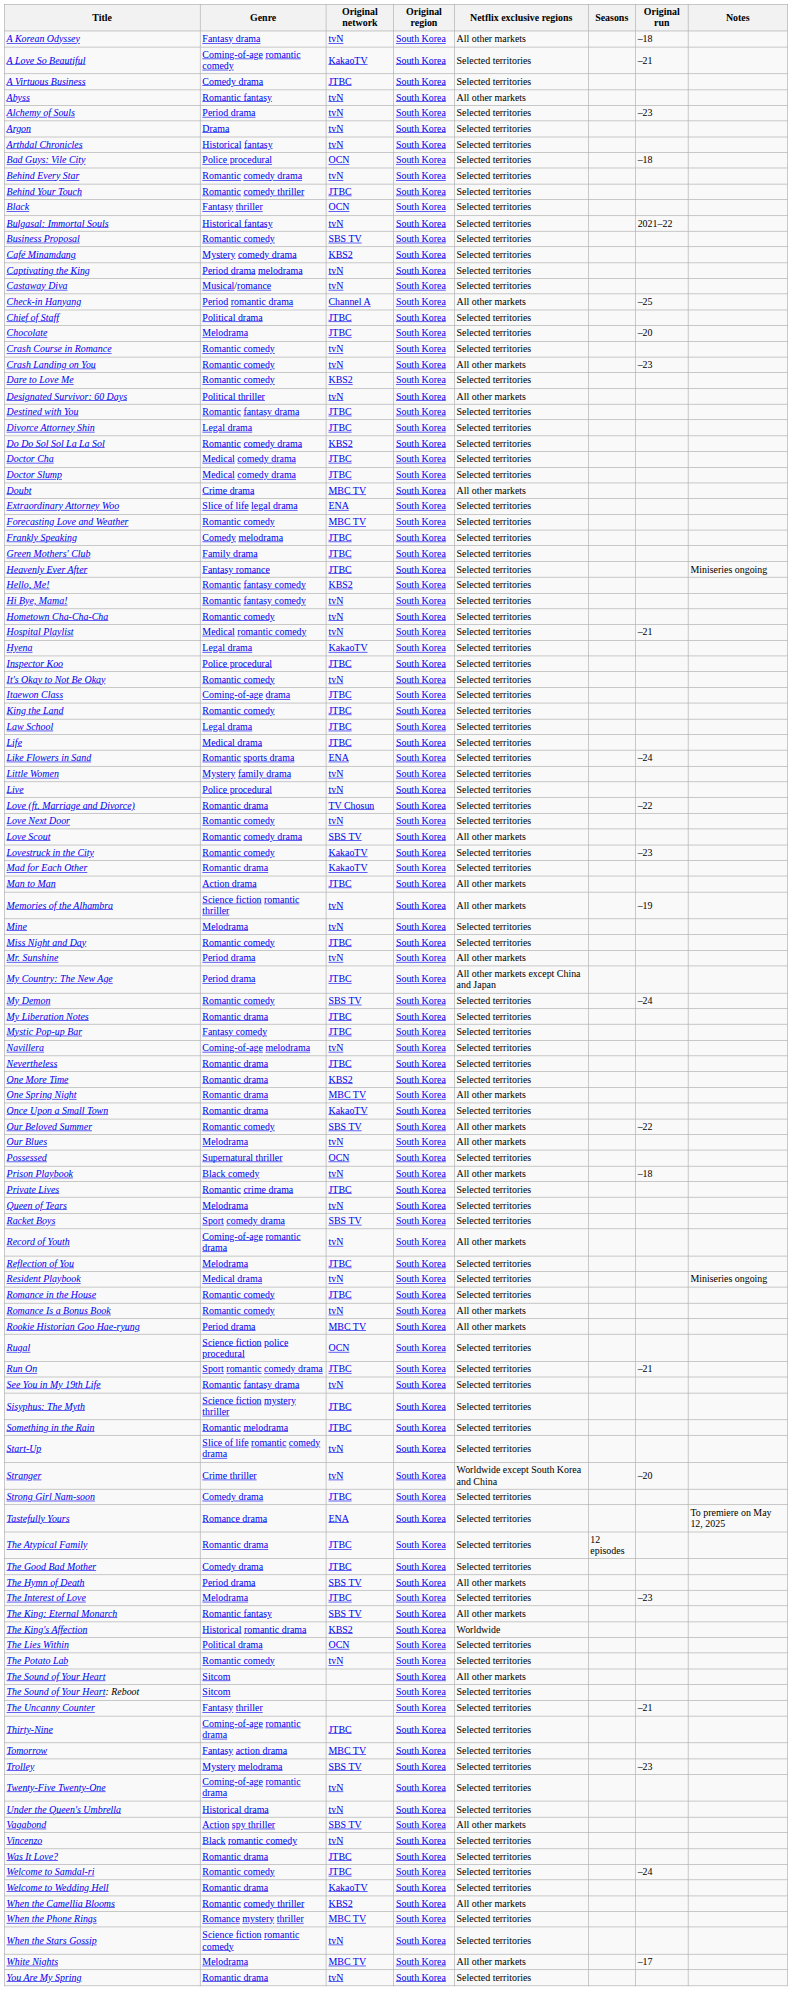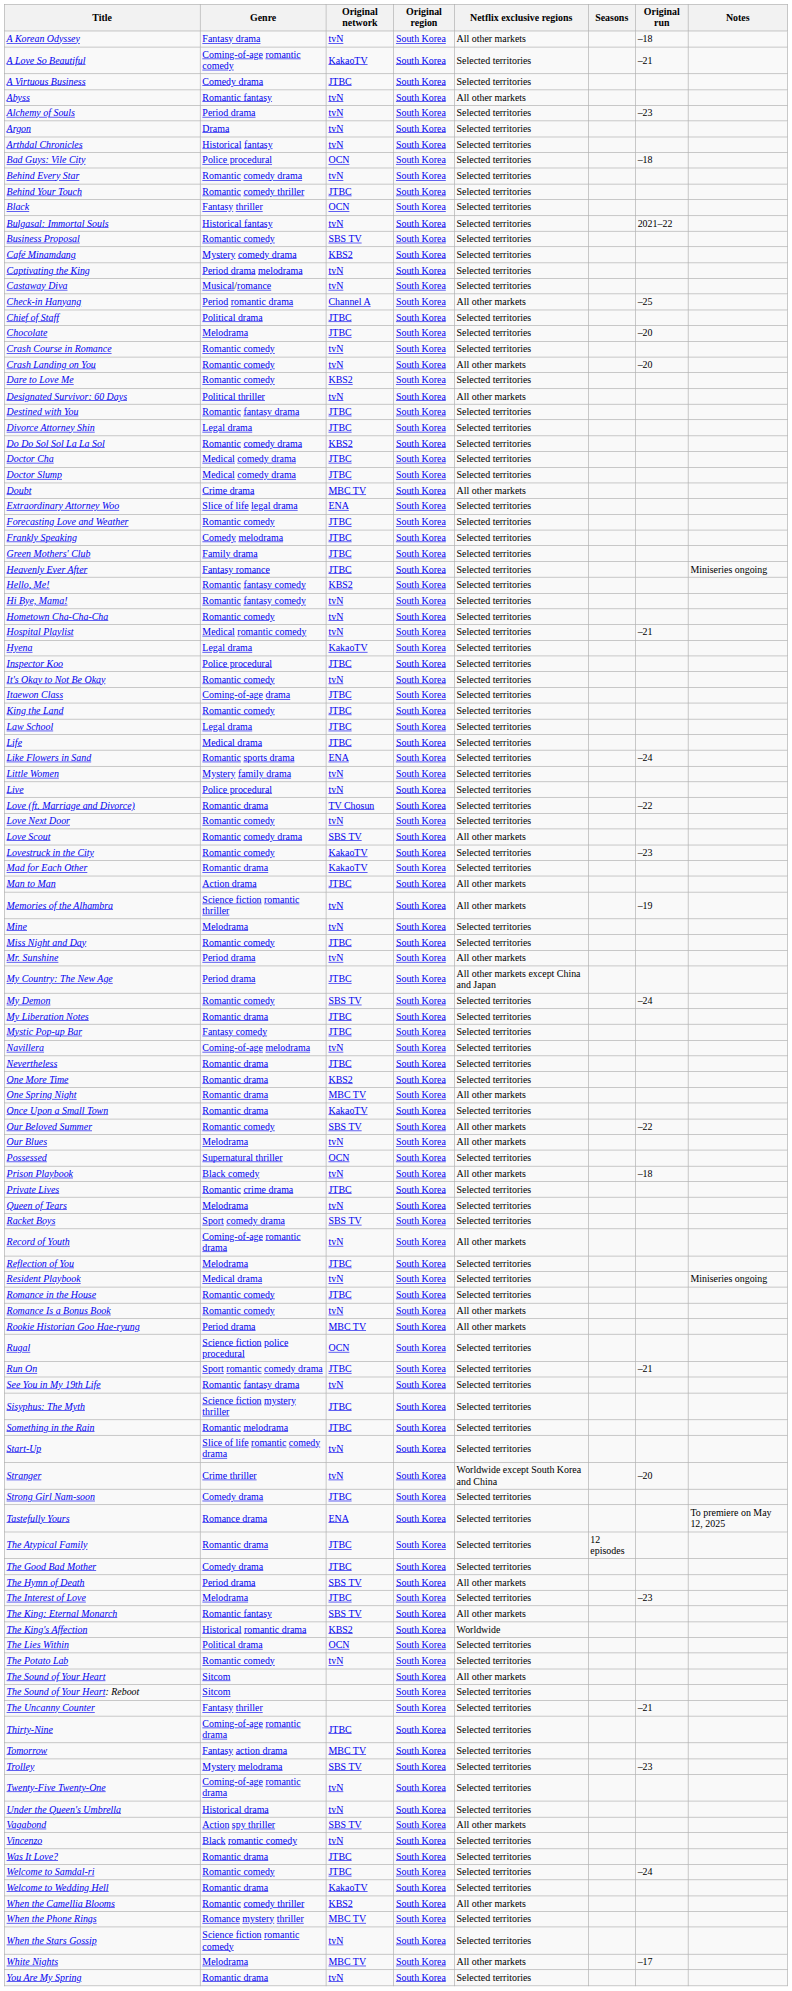(645, 365) –23 -> (645, 365) –20
(347, 522) MBC TV -> (340, 522) JTBC
